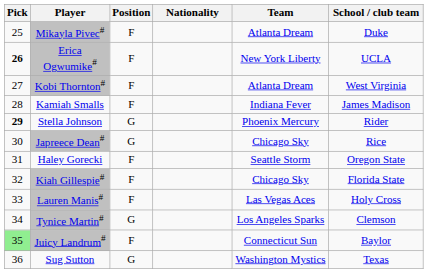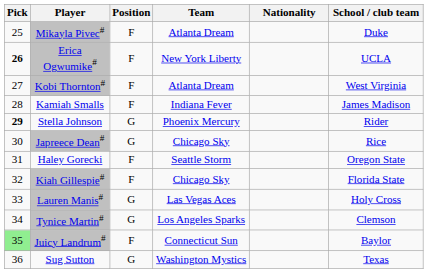columns swapped: (192, 13) <-> (281, 13)
(131, 199) F -> (131, 199) G
